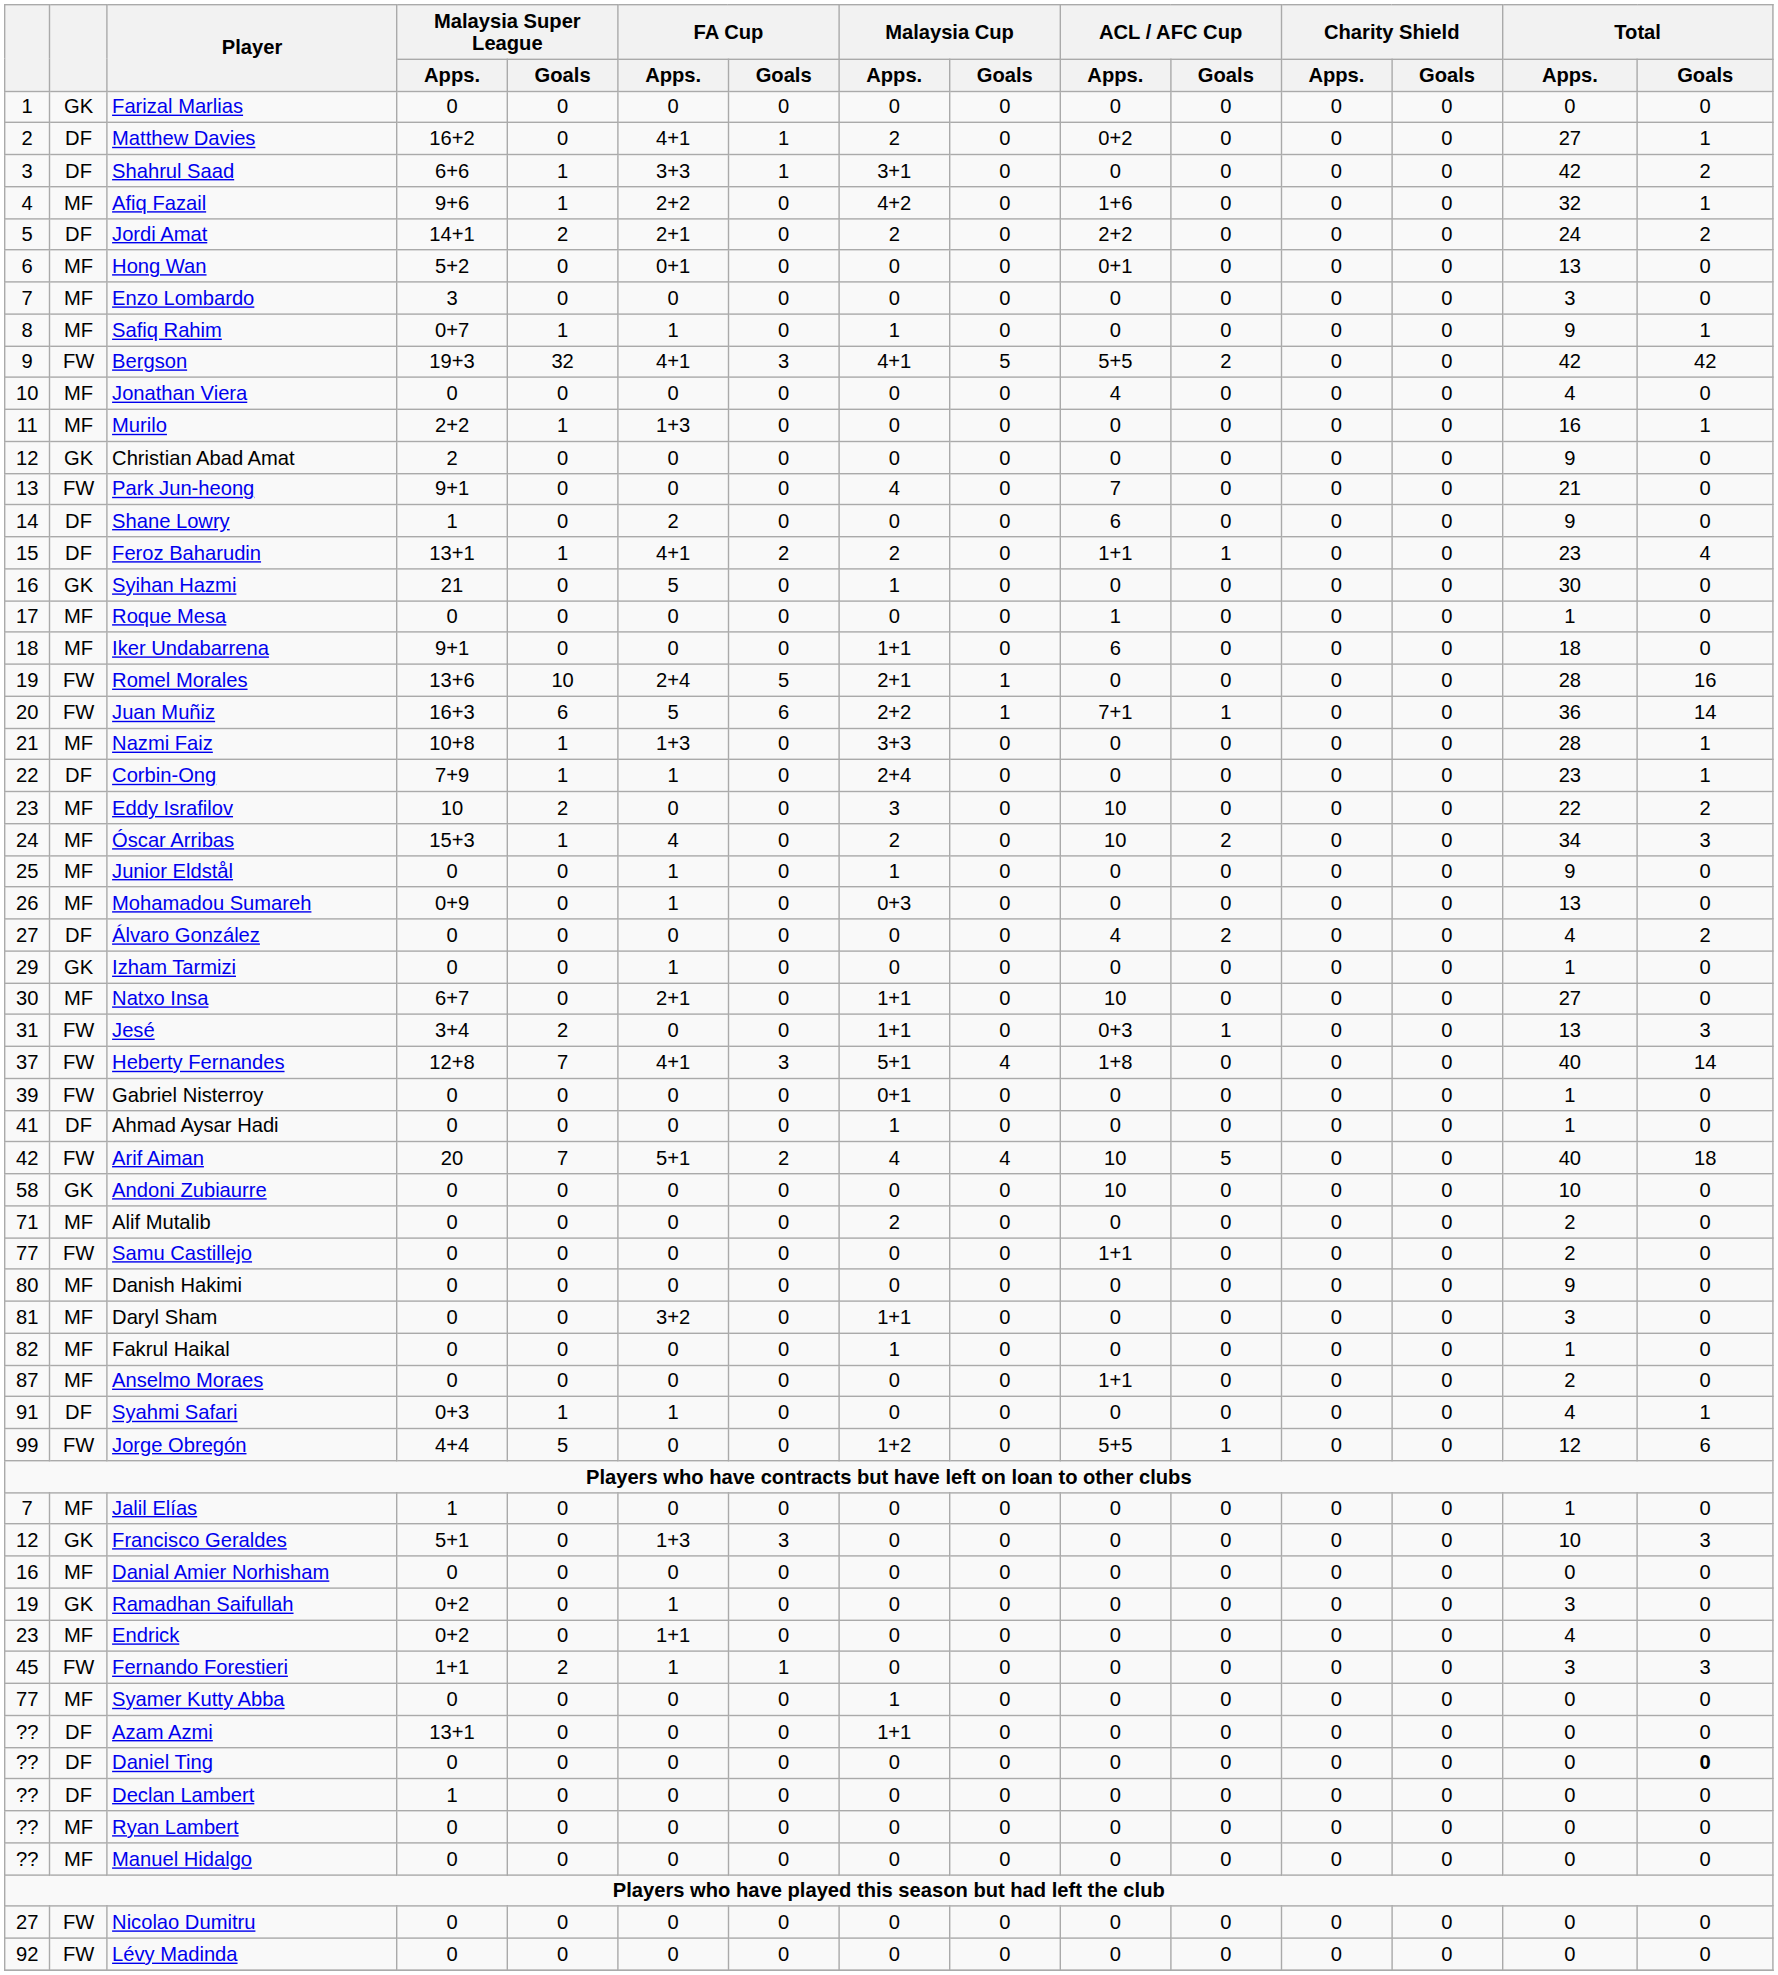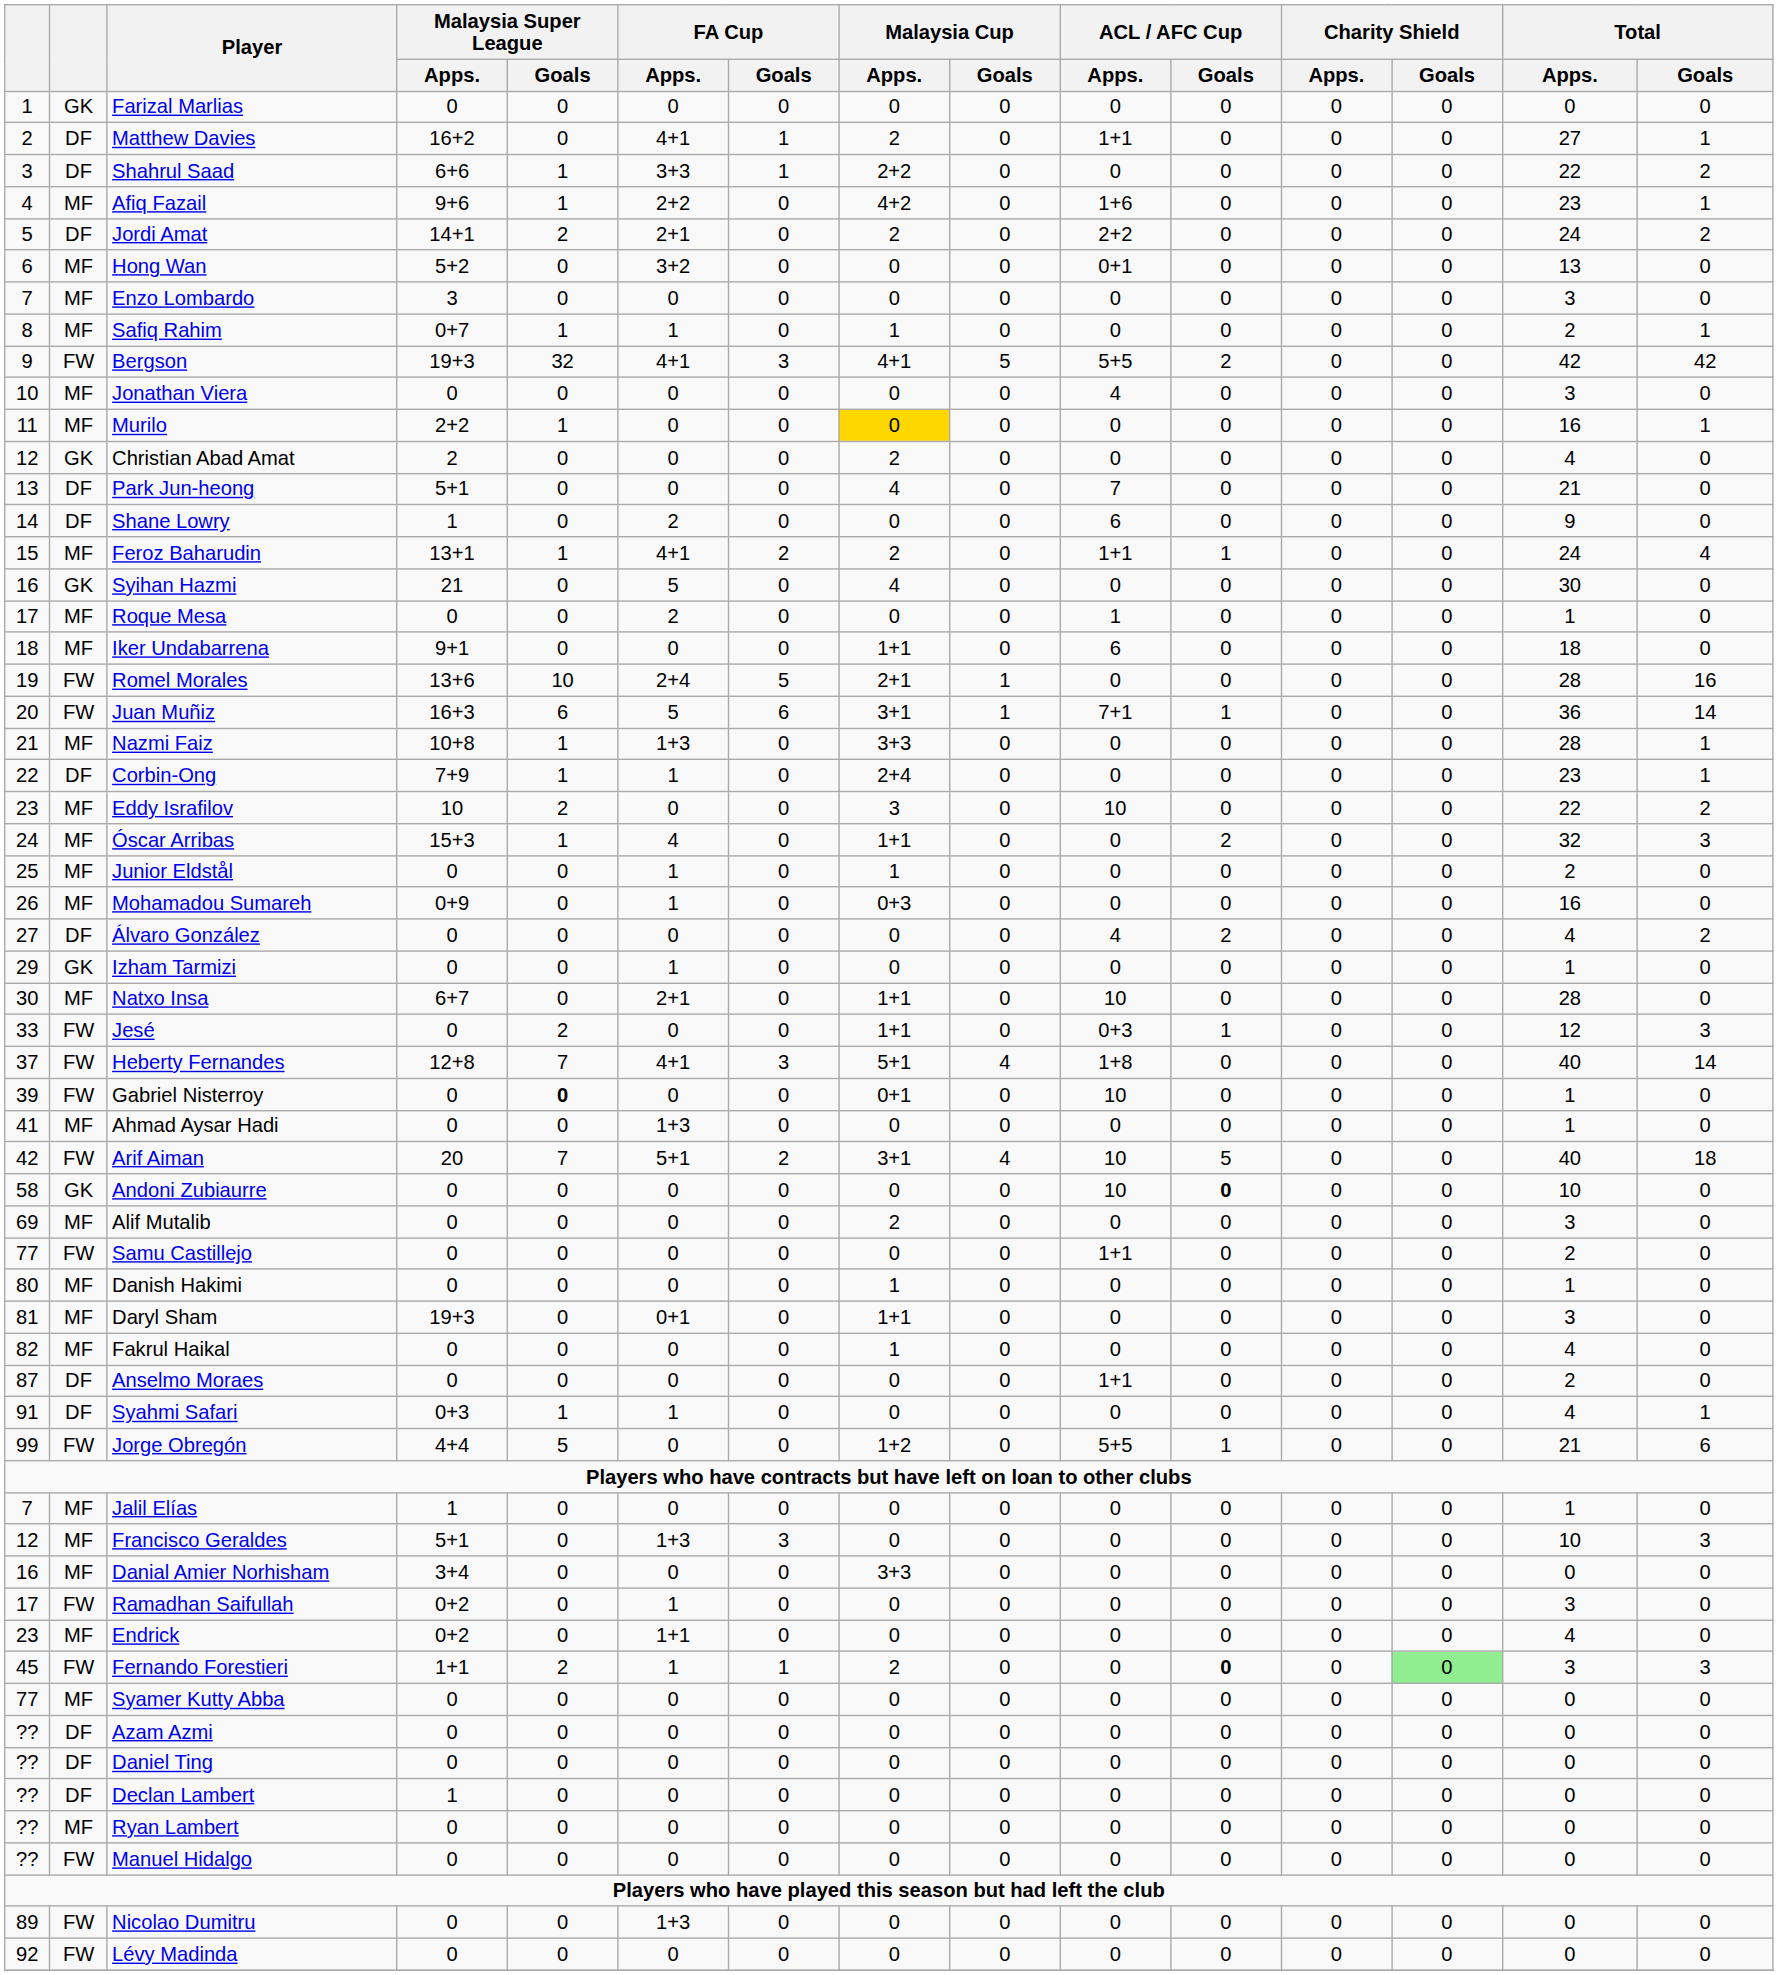(1115, 139) 0+2 -> (1115, 139) 1+1
(894, 171) 3+1 -> (894, 171) 2+2
(1570, 171) 42 -> (1570, 171) 22
(1570, 203) 32 -> (1570, 203) 23
(673, 266) 0+1 -> (673, 266) 3+2
(1570, 330) 9 -> (1570, 330) 2
(1570, 394) 4 -> (1570, 394) 3
(673, 426) 1+3 -> (673, 426) 0
(894, 426) no background -> (894, 426) gold background
(894, 457) 0 -> (894, 457) 2
(1570, 457) 9 -> (1570, 457) 4
(79, 489) FW -> (79, 489) DF
(452, 489) 9+1 -> (452, 489) 5+1
(79, 553) DF -> (79, 553) MF
(1570, 553) 23 -> (1570, 553) 24
(894, 585) 1 -> (894, 585) 4
(673, 617) 0 -> (673, 617) 2
(894, 712) 2+2 -> (894, 712) 3+1
(894, 840) 2 -> (894, 840) 1+1
(1115, 840) 10 -> (1115, 840) 0
(1570, 840) 34 -> (1570, 840) 32
(1570, 872) 9 -> (1570, 872) 2
(1570, 903) 13 -> (1570, 903) 16
(1570, 999) 27 -> (1570, 999) 28
(27, 1031) 31 -> (27, 1031) 33
(452, 1031) 3+4 -> (452, 1031) 0
(1570, 1031) 13 -> (1570, 1031) 12
(563, 1094) normal -> (563, 1094) bold
(1115, 1094) 0 -> (1115, 1094) 10
(79, 1126) DF -> (79, 1126) MF
(673, 1126) 0 -> (673, 1126) 1+3
(894, 1126) 1 -> (894, 1126) 0
(894, 1158) 4 -> (894, 1158) 3+1
(1226, 1190) normal -> (1226, 1190) bold
(27, 1222) 71 -> (27, 1222) 69
(1570, 1222) 2 -> (1570, 1222) 3
(894, 1286) 0 -> (894, 1286) 1
(1570, 1286) 9 -> (1570, 1286) 1
(452, 1317) 0 -> (452, 1317) 19+3
(673, 1317) 3+2 -> (673, 1317) 0+1
(1570, 1349) 1 -> (1570, 1349) 4
(79, 1381) MF -> (79, 1381) DF
(1570, 1445) 12 -> (1570, 1445) 21
(79, 1540) GK -> (79, 1540) MF
(452, 1572) 0 -> (452, 1572) 3+4
(894, 1572) 0 -> (894, 1572) 3+3
(27, 1604) 19 -> (27, 1604) 17
(79, 1604) GK -> (79, 1604) FW
(894, 1668) 0 -> (894, 1668) 2
(1226, 1668) normal -> (1226, 1668) bold
(1447, 1668) no background -> (1447, 1668) lightgreen background
(894, 1700) 1 -> (894, 1700) 0
(452, 1731) 13+1 -> (452, 1731) 0
(894, 1731) 1+1 -> (894, 1731) 0
(1705, 1763) bold -> (1705, 1763) normal
(79, 1859) MF -> (79, 1859) FW
(27, 1923) 27 -> (27, 1923) 89
(673, 1923) 0 -> (673, 1923) 1+3
